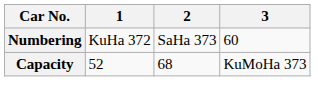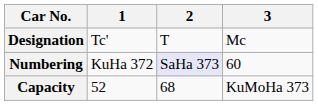+ row: (46, 40)
(187, 40) no background -> (190, 64) lavender background
